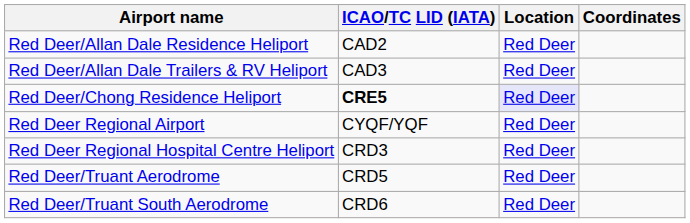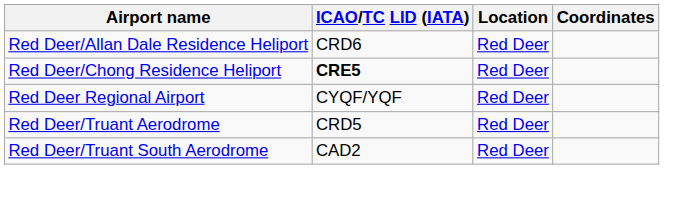(364, 44) CAD2 -> (339, 44) CRD6
- row: (168, 71)
(539, 97) lavender background -> (513, 71) no background
- row: (171, 151)
(365, 204) CRD6 -> (338, 151) CAD2
